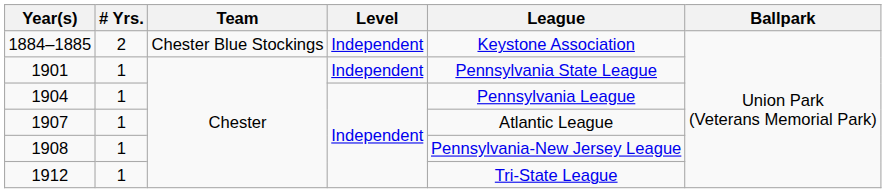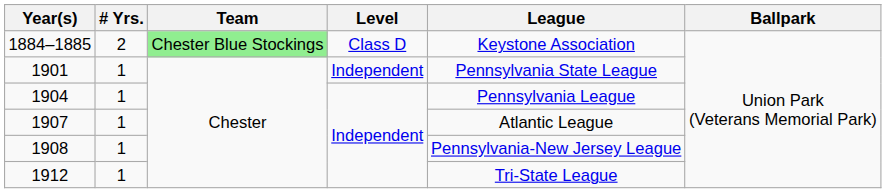(238, 44) no background -> (238, 44) lightgreen background
(377, 44) Independent -> (377, 44) Class D
